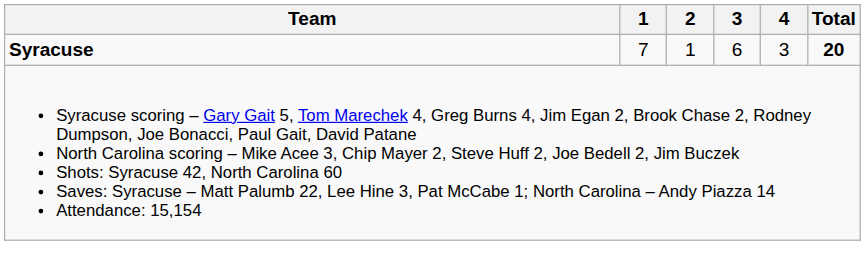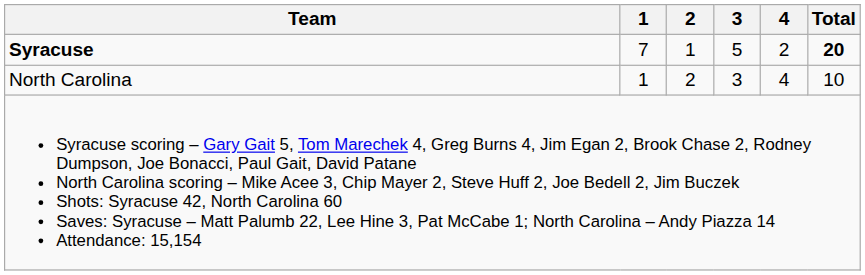(737, 49) 6 -> (737, 49) 5
(784, 49) 3 -> (784, 49) 2
+ row: (70, 79)
